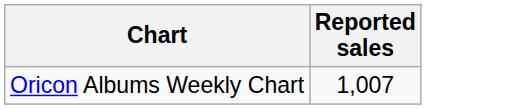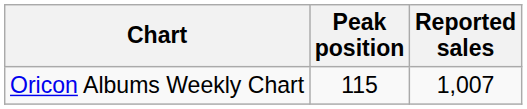+ column: (360, 35)
